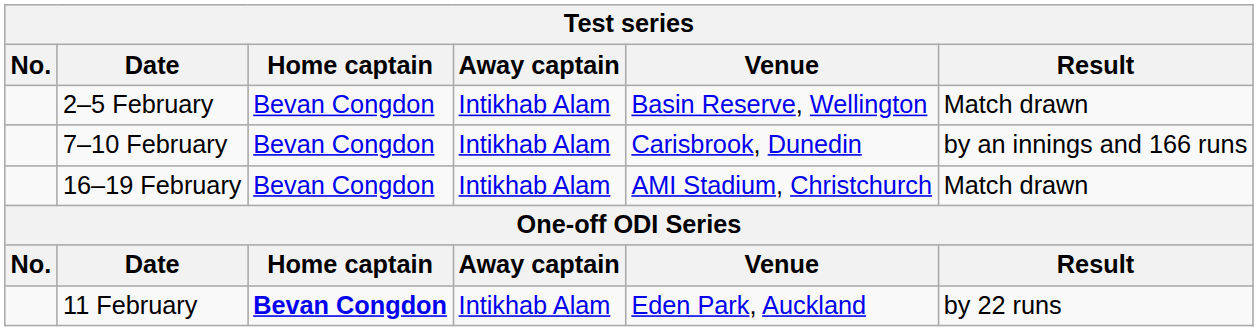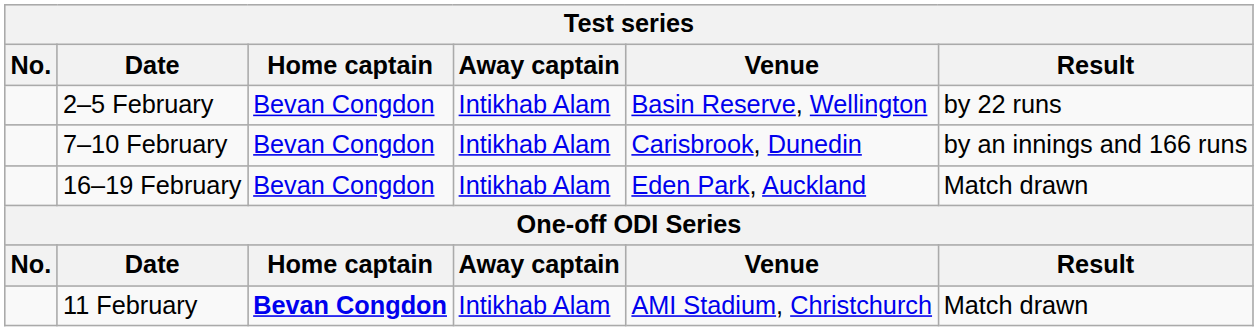(1016, 104) Match drawn -> (1003, 104) by 22 runs
(782, 184) AMI Stadium, Christchurch -> (749, 184) Eden Park, Auckland
(749, 305) Eden Park, Auckland -> (782, 305) AMI Stadium, Christchurch
(1003, 305) by 22 runs -> (1016, 305) Match drawn
